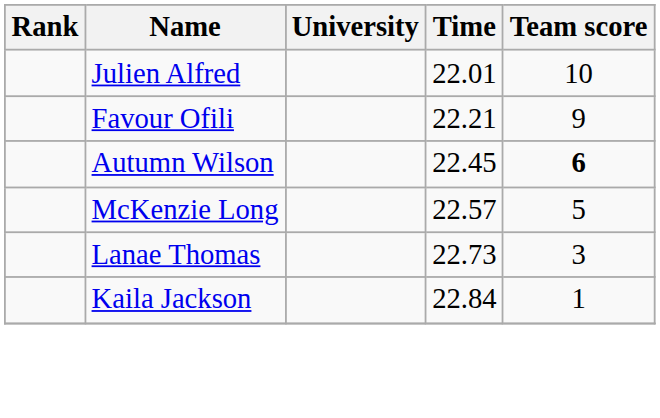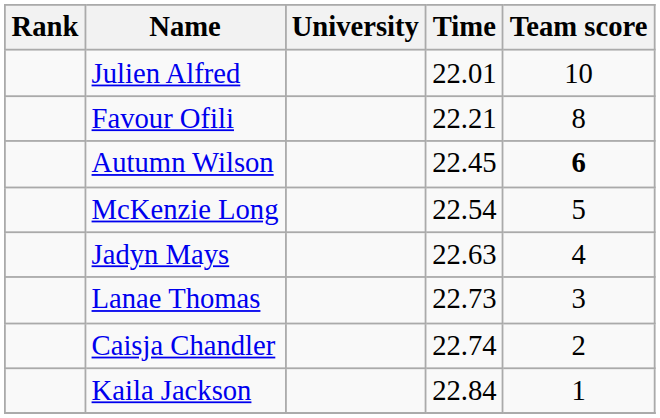(579, 118) 9 -> (579, 118) 8
(464, 208) 22.57 -> (464, 208) 22.54
+ row: (160, 254)
+ row: (183, 345)
